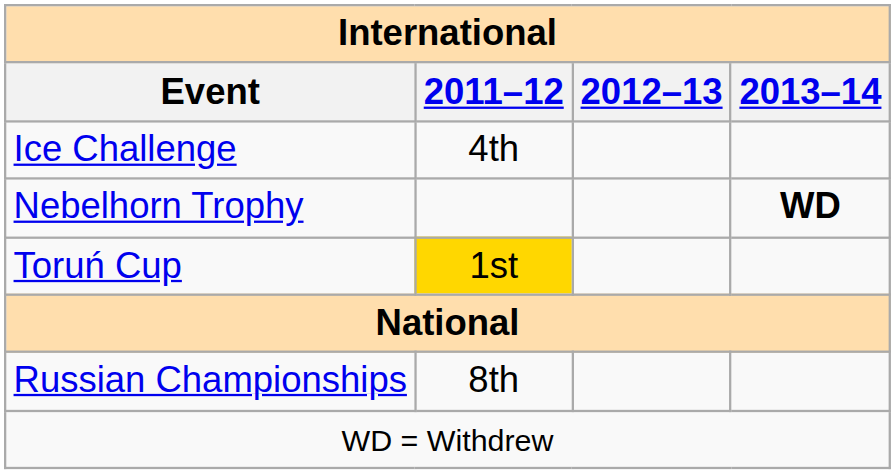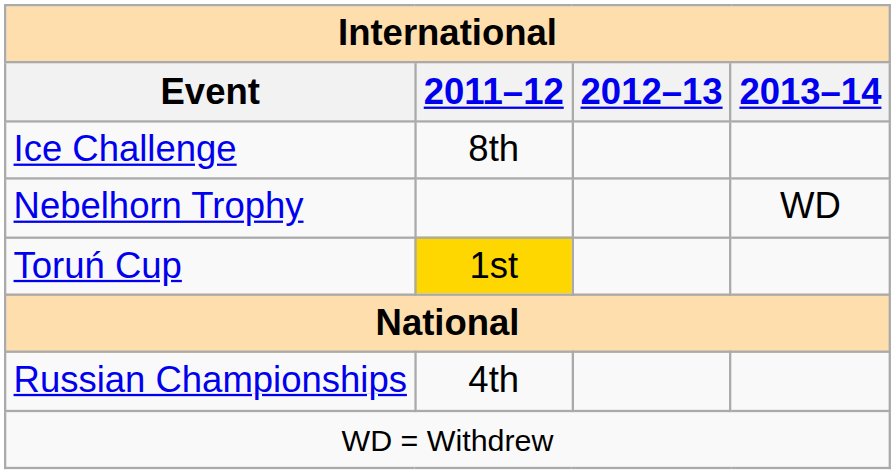(494, 149) 4th -> (494, 149) 8th
(810, 206) bold -> (810, 206) normal
(494, 380) 8th -> (494, 380) 4th
